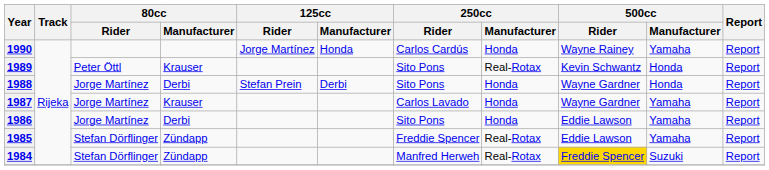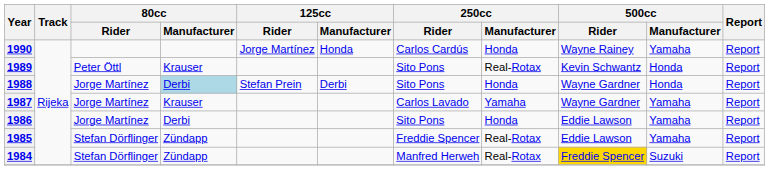(177, 85) no background -> (177, 85) lightblue background
(501, 102) Honda -> (505, 102) Yamaha
